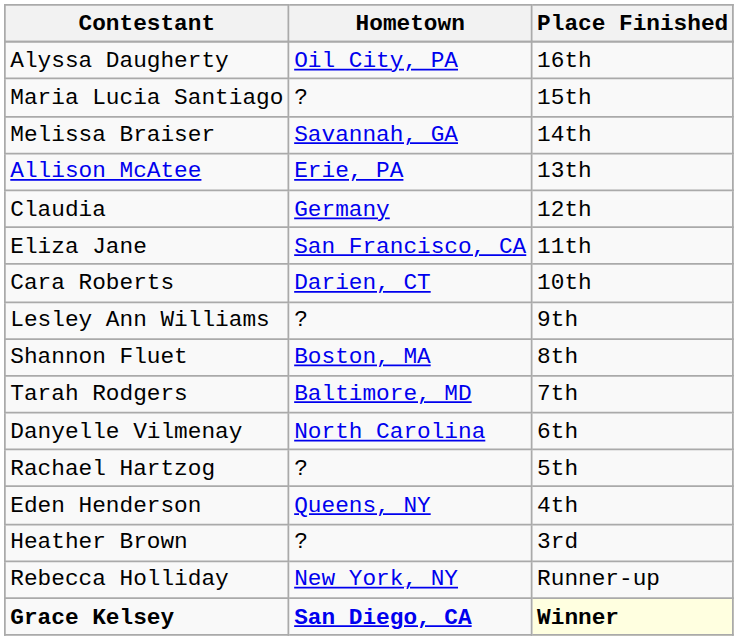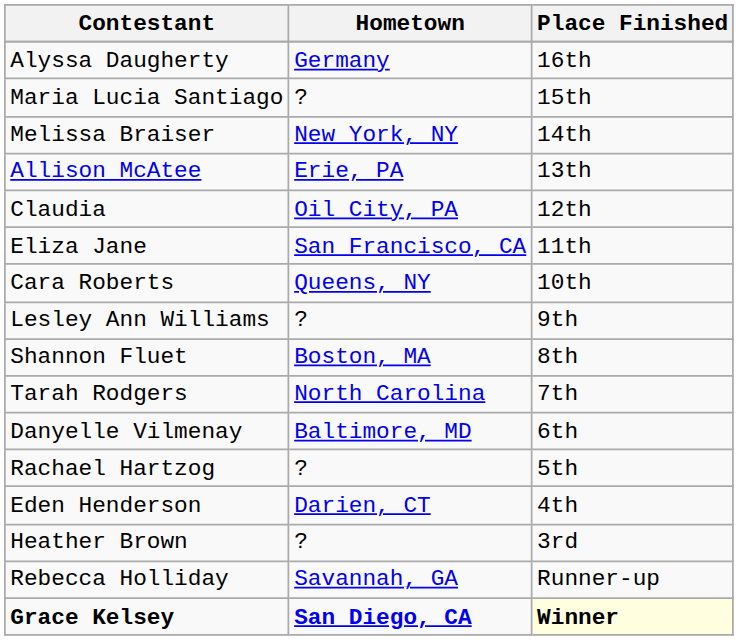(376, 60) Oil City, PA -> (342, 60) Germany
(376, 135) Savannah, GA -> (376, 135) New York, NY
(342, 209) Germany -> (376, 209) Oil City, PA
(362, 283) Darien, CT -> (362, 283) Queens, NY
(383, 394) Baltimore, MD -> (390, 394) North Carolina
(390, 431) North Carolina -> (383, 431) Baltimore, MD
(362, 505) Queens, NY -> (362, 505) Darien, CT
(376, 580) New York, NY -> (376, 580) Savannah, GA
